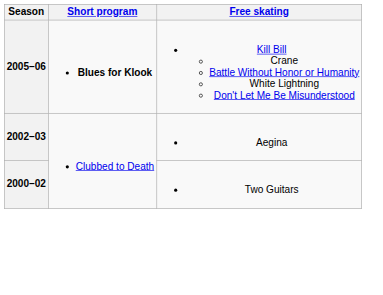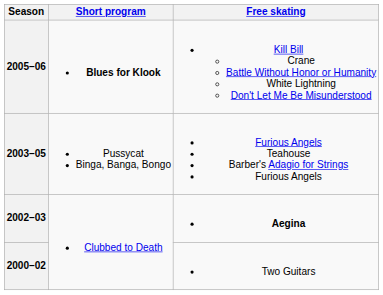+ row: (26, 154)
(259, 143) normal -> (276, 224) bold
